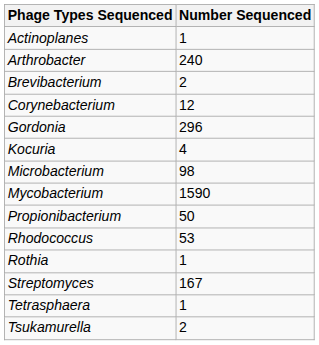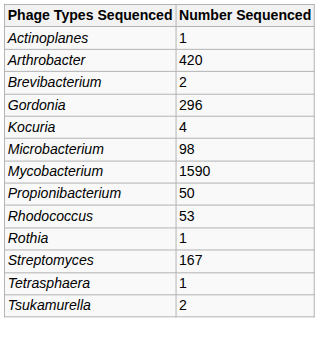(191, 60) 240 -> (191, 60) 420
- row: (61, 104)
